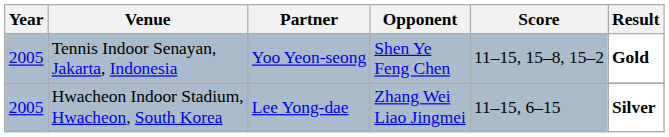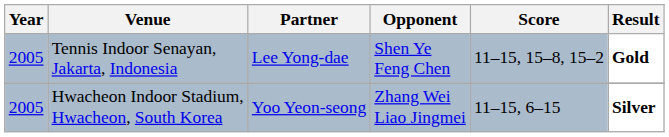(309, 58) Yoo Yeon-seong -> (300, 58) Lee Yong-dae
(300, 107) Lee Yong-dae -> (309, 107) Yoo Yeon-seong
